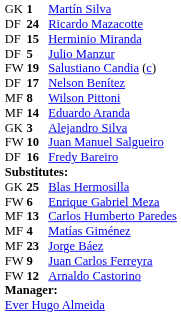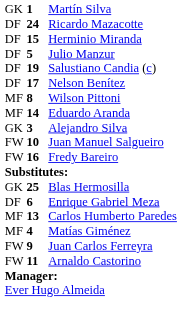(14, 68) FW -> (13, 68) DF
(13, 157) DF -> (14, 157) FW
(14, 201) FW -> (13, 201) DF
- row: (76, 246)
(33, 275) 12 -> (32, 260) 11
